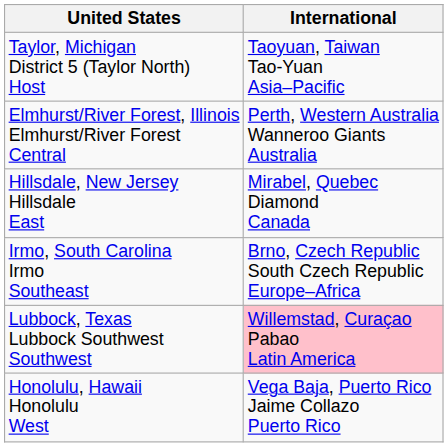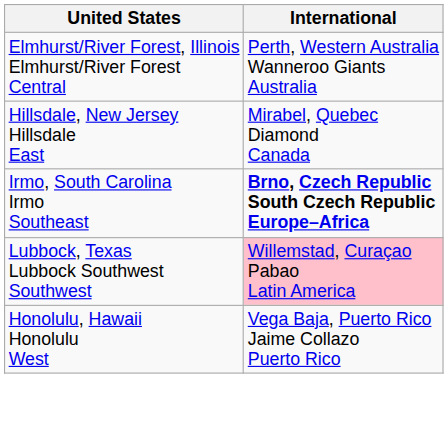- row: (99, 66)
(336, 271) normal -> (342, 202) bold
